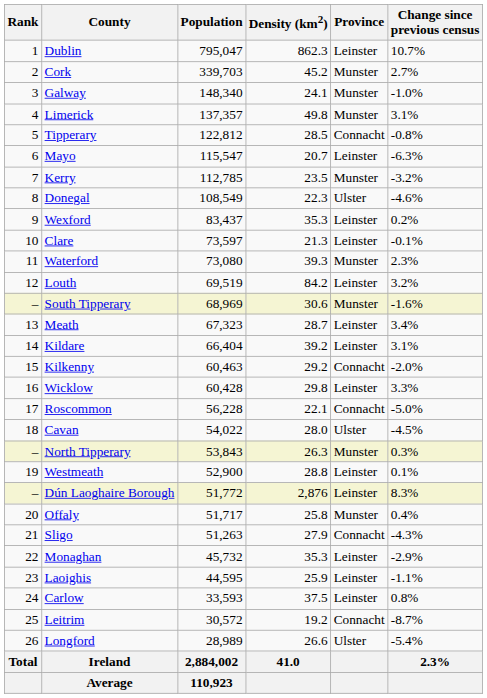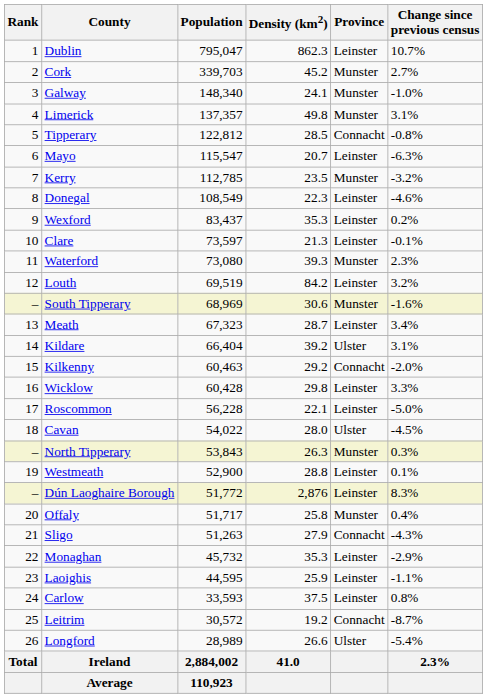(350, 198) Ulster -> (355, 198) Leinster
(355, 345) Leinster -> (350, 345) Ulster
(359, 409) Connacht -> (355, 409) Leinster
